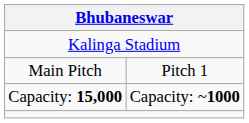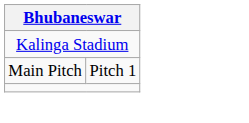- row: (65, 96)
